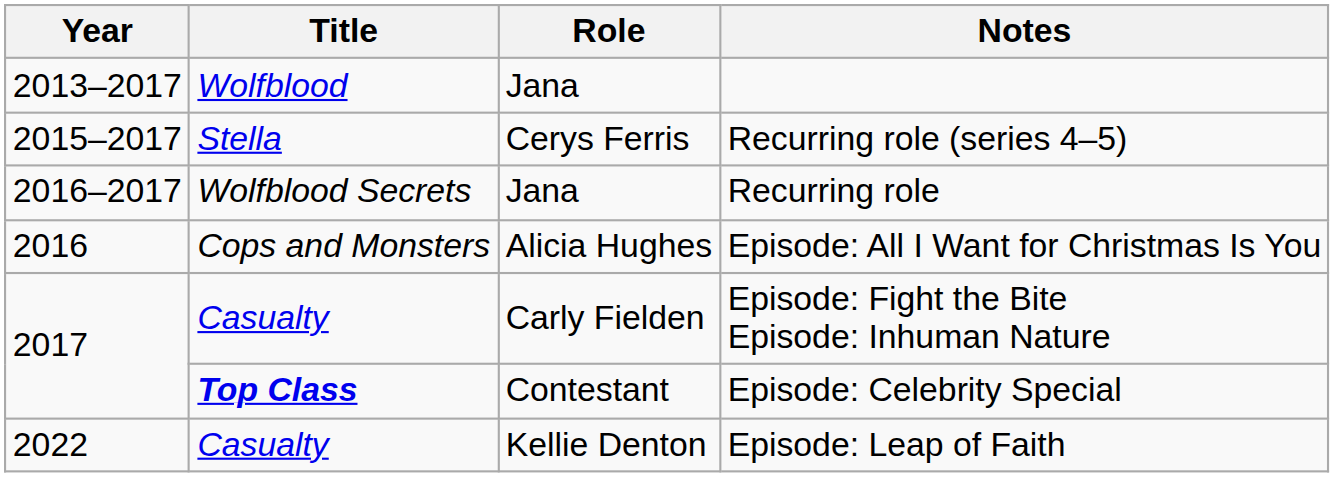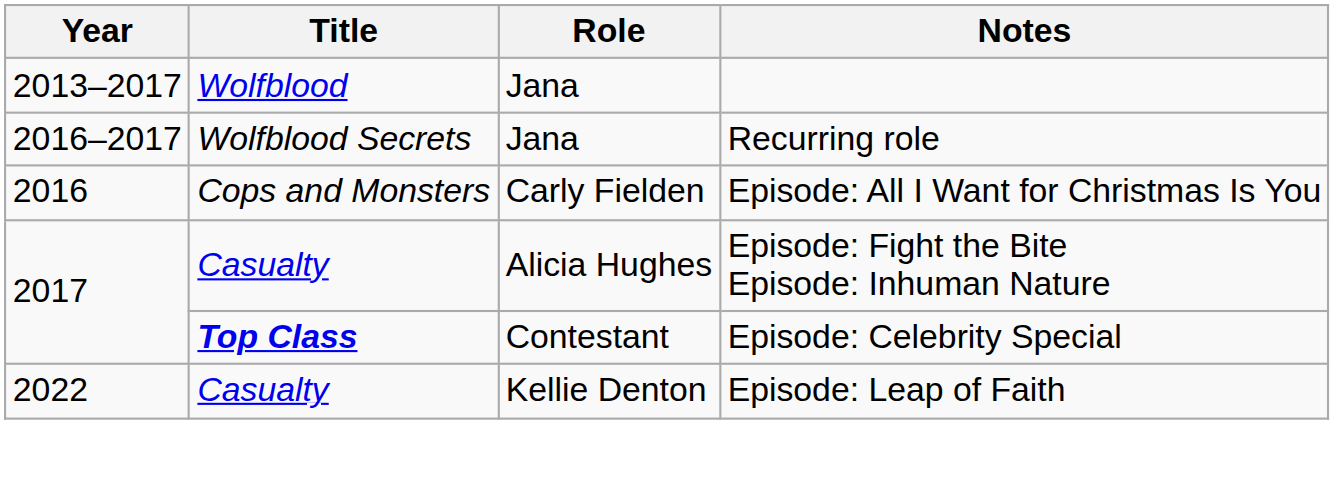- row: (927, 138)
(609, 245) Alicia Hughes -> (605, 191) Carly Fielden
(605, 317) Carly Fielden -> (609, 264) Alicia Hughes
